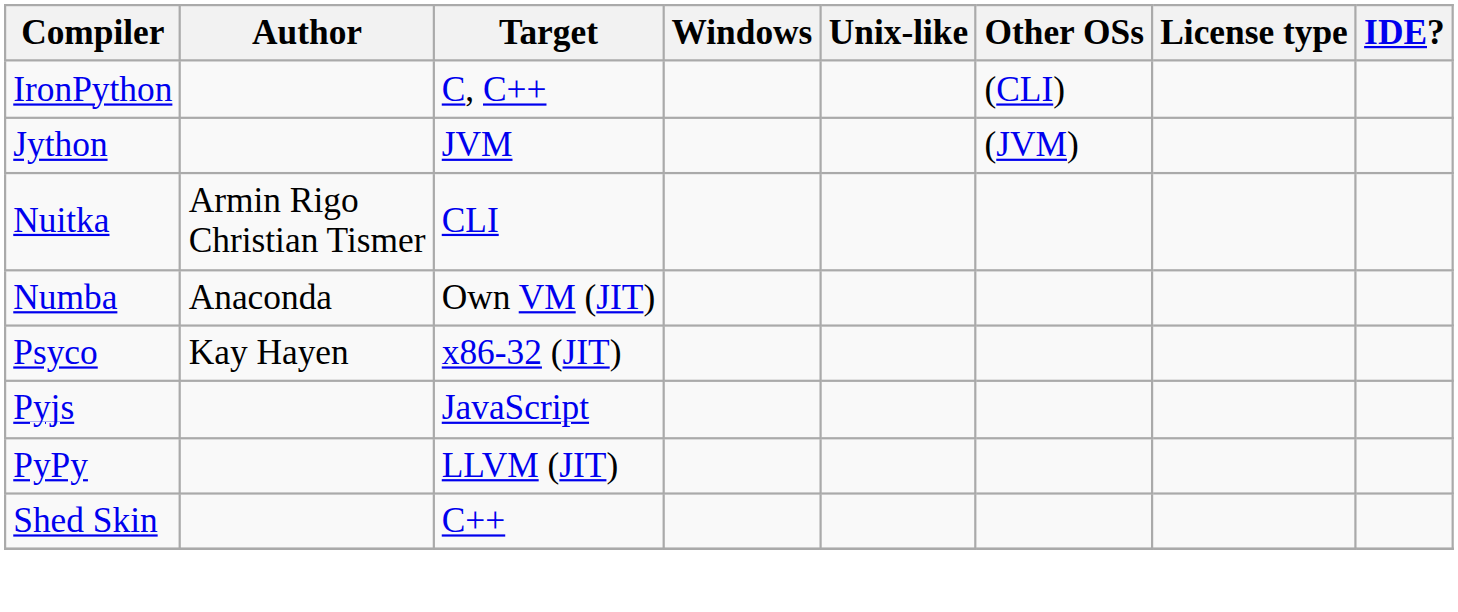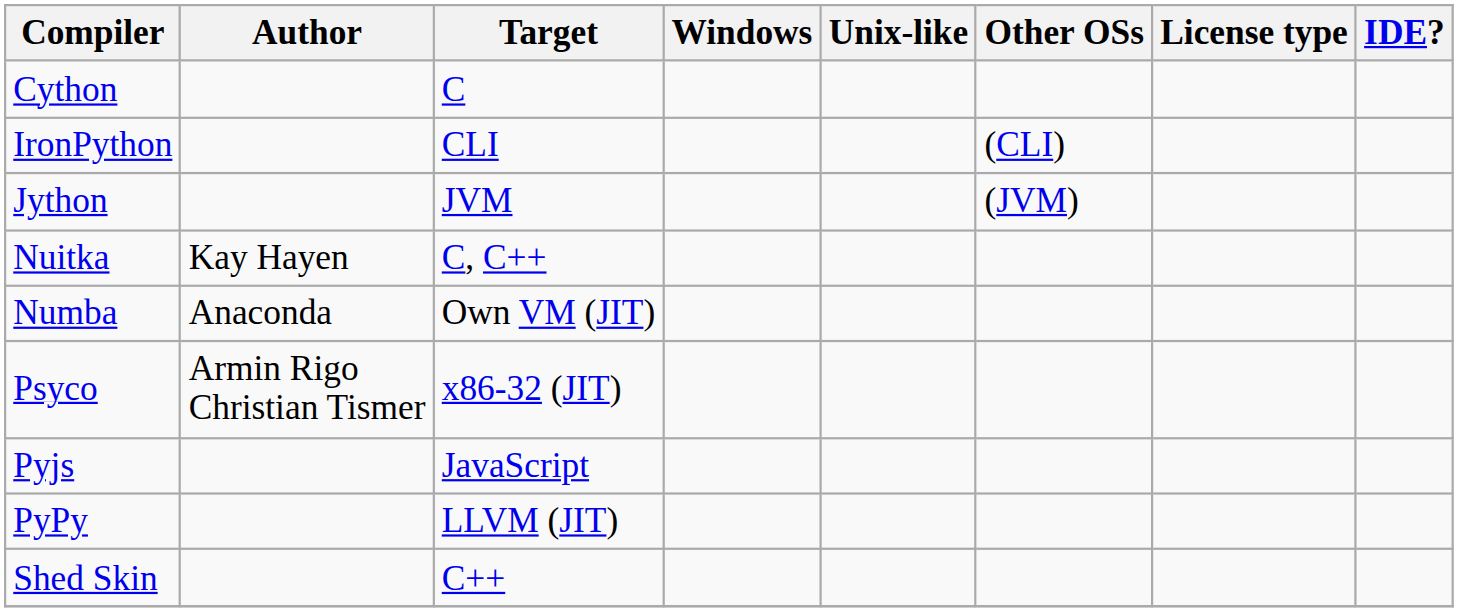+ row: (65, 88)
(494, 88) C, C++ -> (470, 144) CLI
(307, 220) Armin Rigo Christian Tismer -> (269, 256) Kay Hayen
(470, 220) CLI -> (494, 256) C, C++
(269, 352) Kay Hayen -> (307, 388) Armin Rigo Christian Tismer
